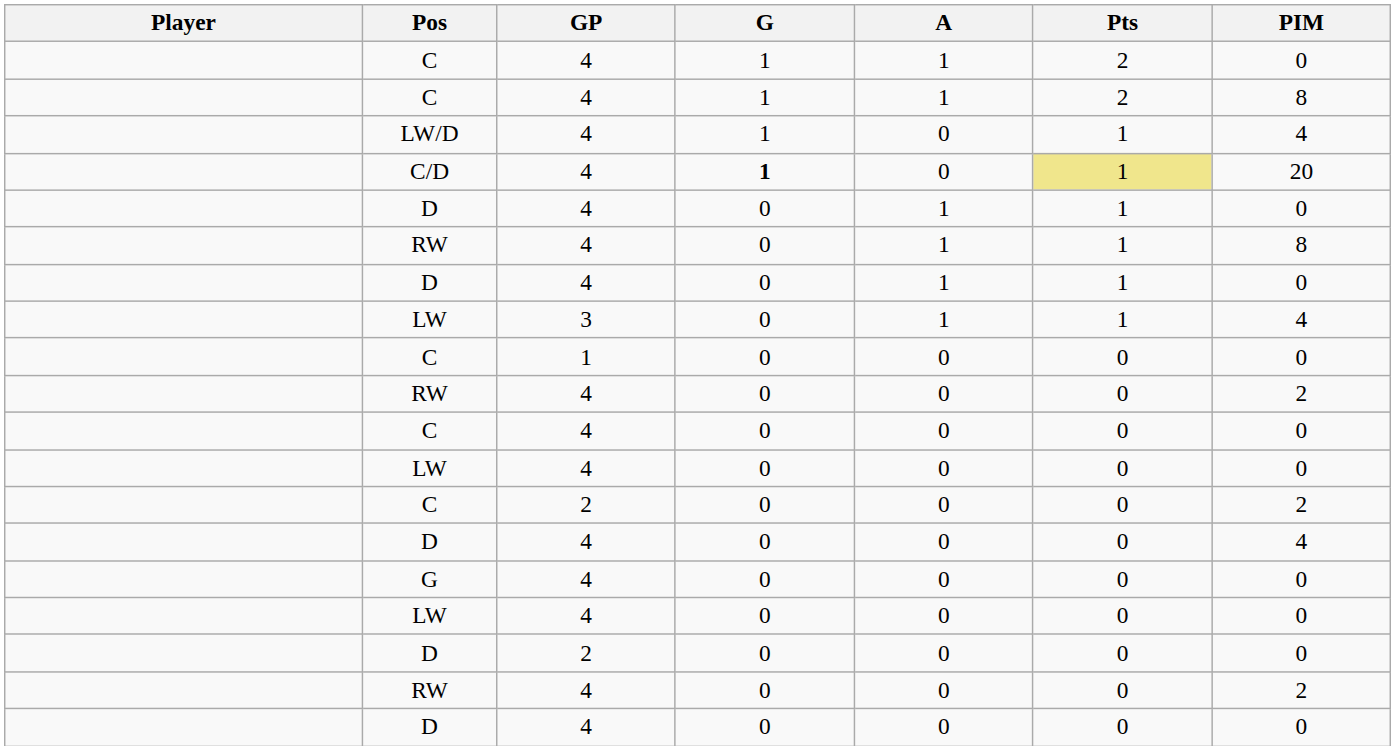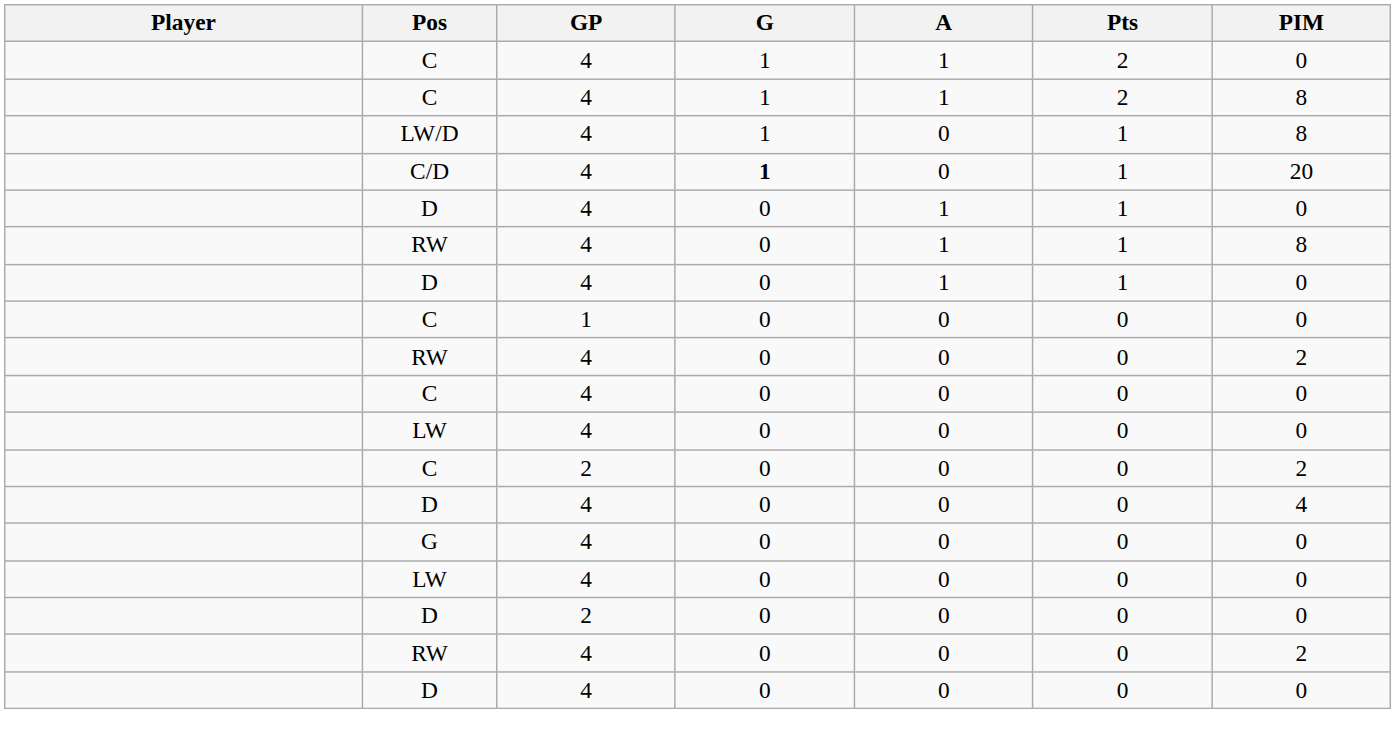(1301, 134) 4 -> (1301, 134) 8
(1123, 171) khaki background -> (1123, 171) no background
- row: (430, 319)
